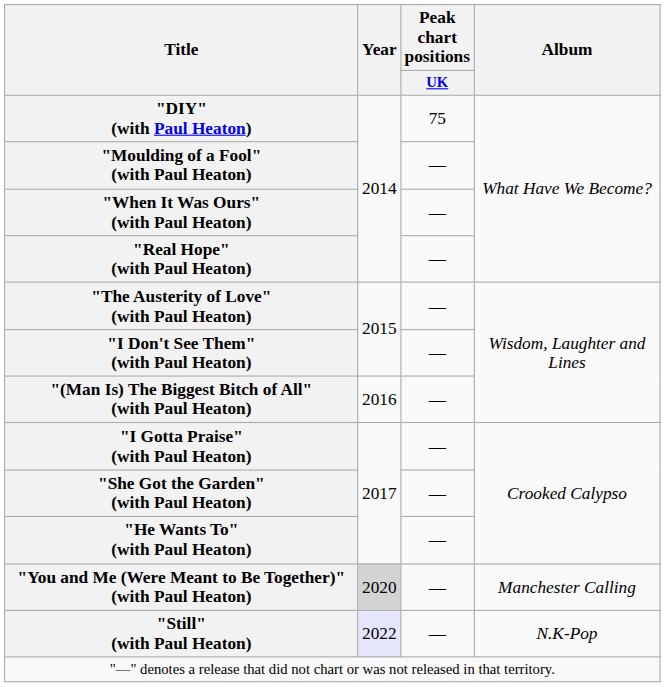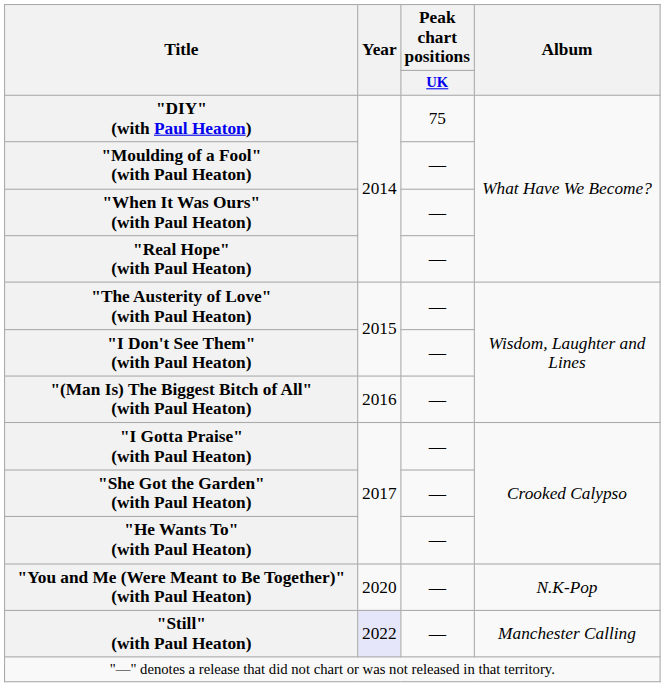(379, 586) lightgrey background -> (379, 586) no background
(567, 586) Manchester Calling -> (567, 586) N.K-Pop
(567, 633) N.K-Pop -> (567, 633) Manchester Calling
